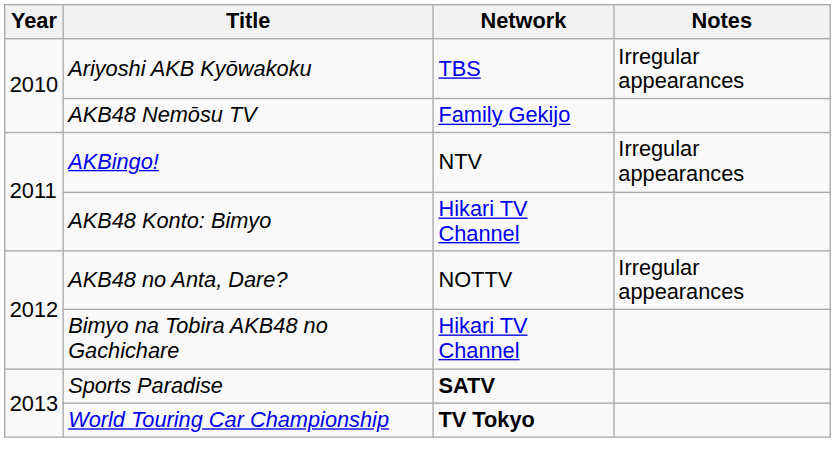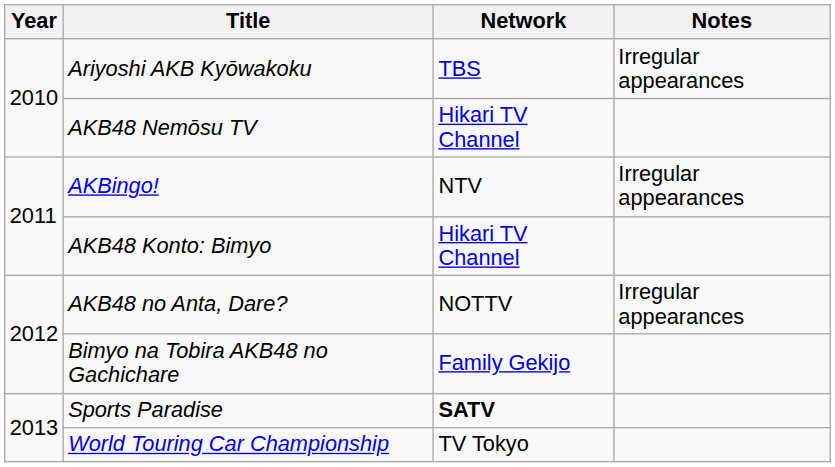(504, 115) Family Gekijo -> (483, 127) Hikari TV Channel
(483, 338) Hikari TV Channel -> (504, 363) Family Gekijo
(487, 420) bold -> (484, 444) normal
